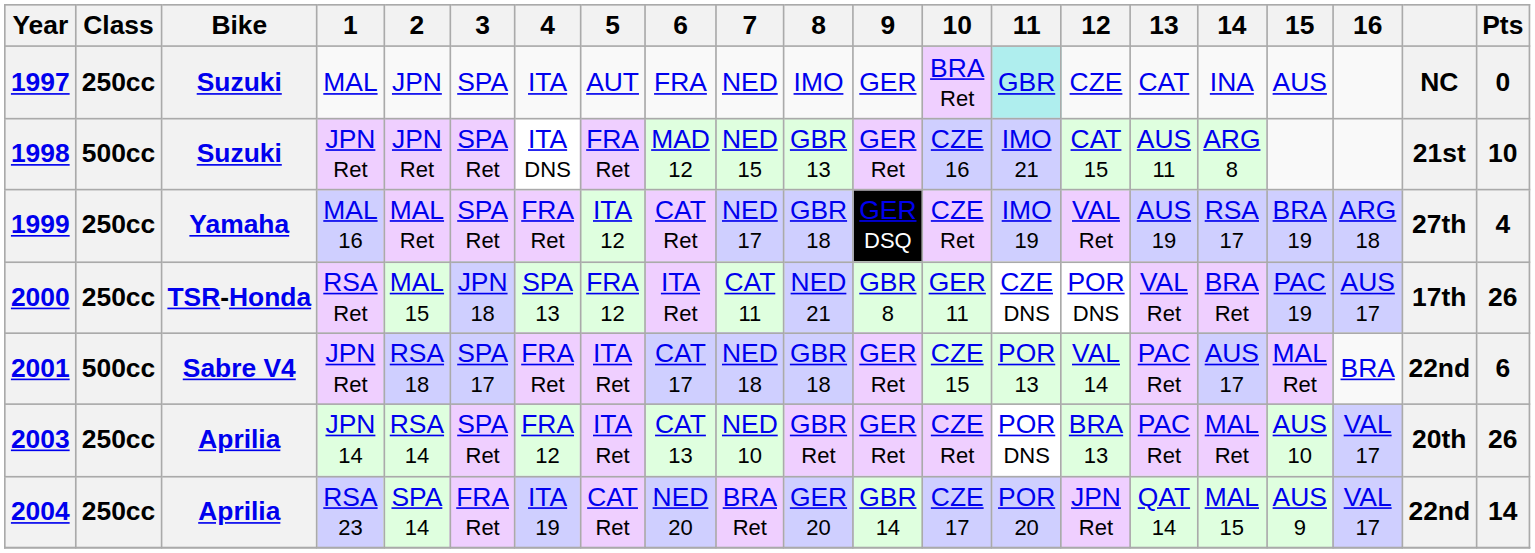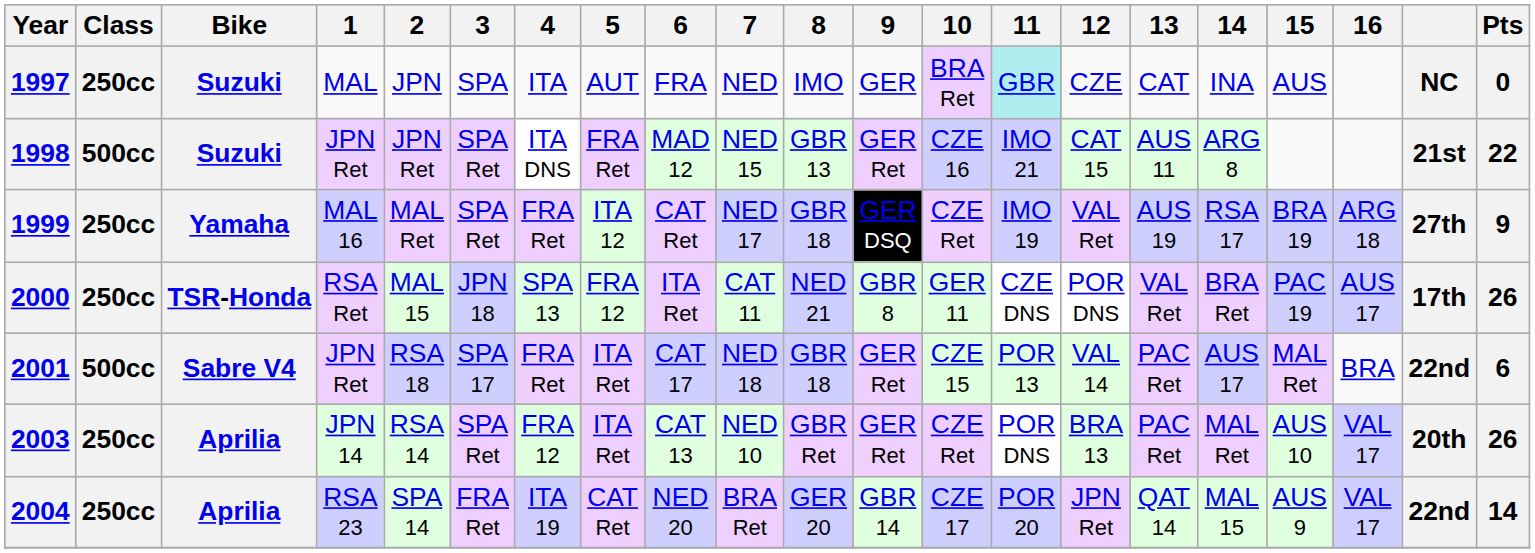(1503, 153) 10 -> (1503, 153) 22
(1503, 225) 4 -> (1503, 225) 9
